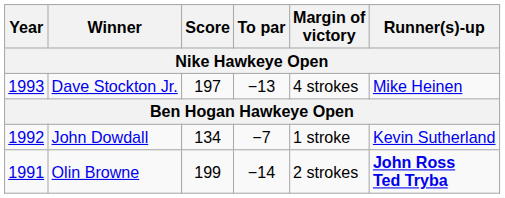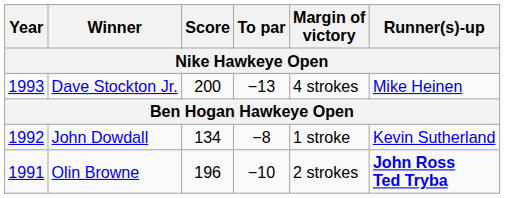(208, 87) 197 -> (208, 87) 200
(261, 138) −7 -> (261, 138) −8
(208, 172) 199 -> (208, 172) 196
(261, 172) −14 -> (261, 172) −10
